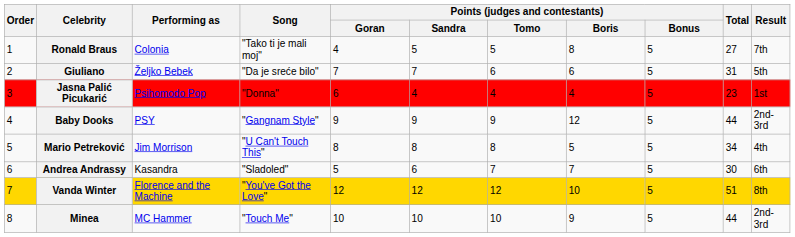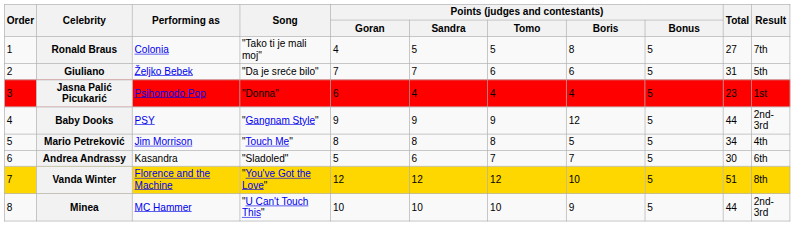(275, 148) "U Can't Touch This" -> (267, 142) "Touch Me"
(267, 218) "Touch Me" -> (275, 207) "U Can't Touch This"
